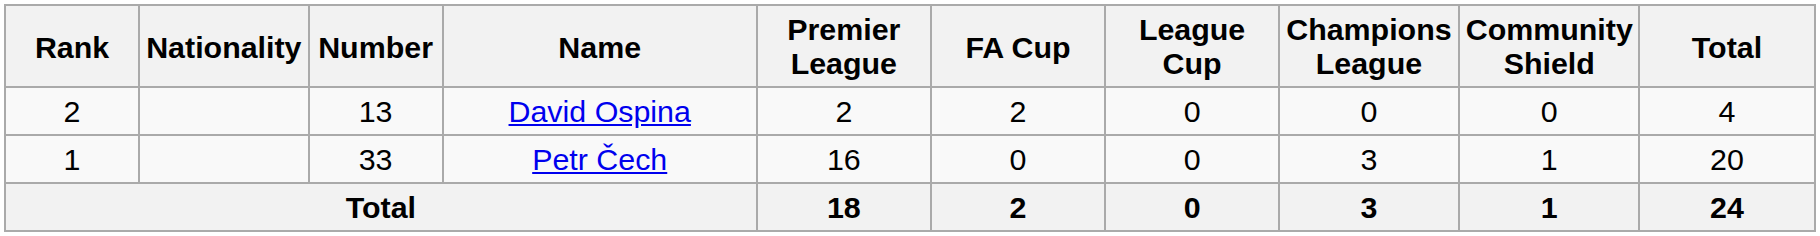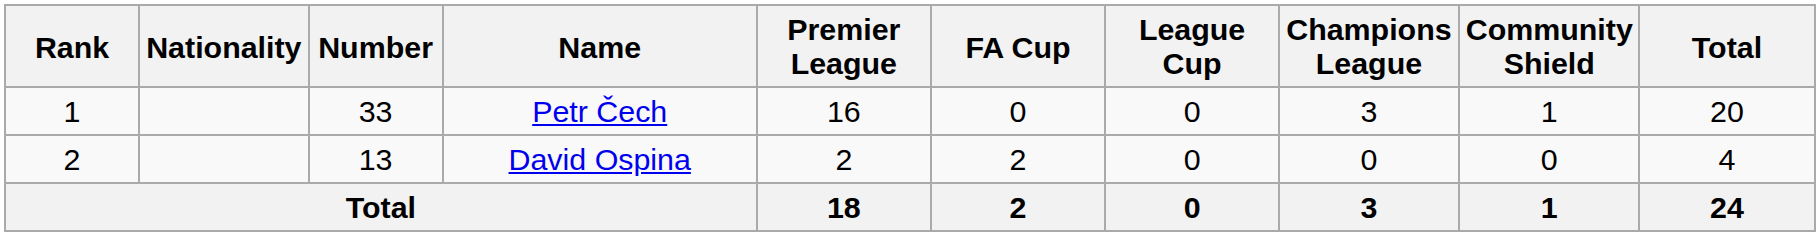rows swapped: (600, 160) <-> (600, 111)
